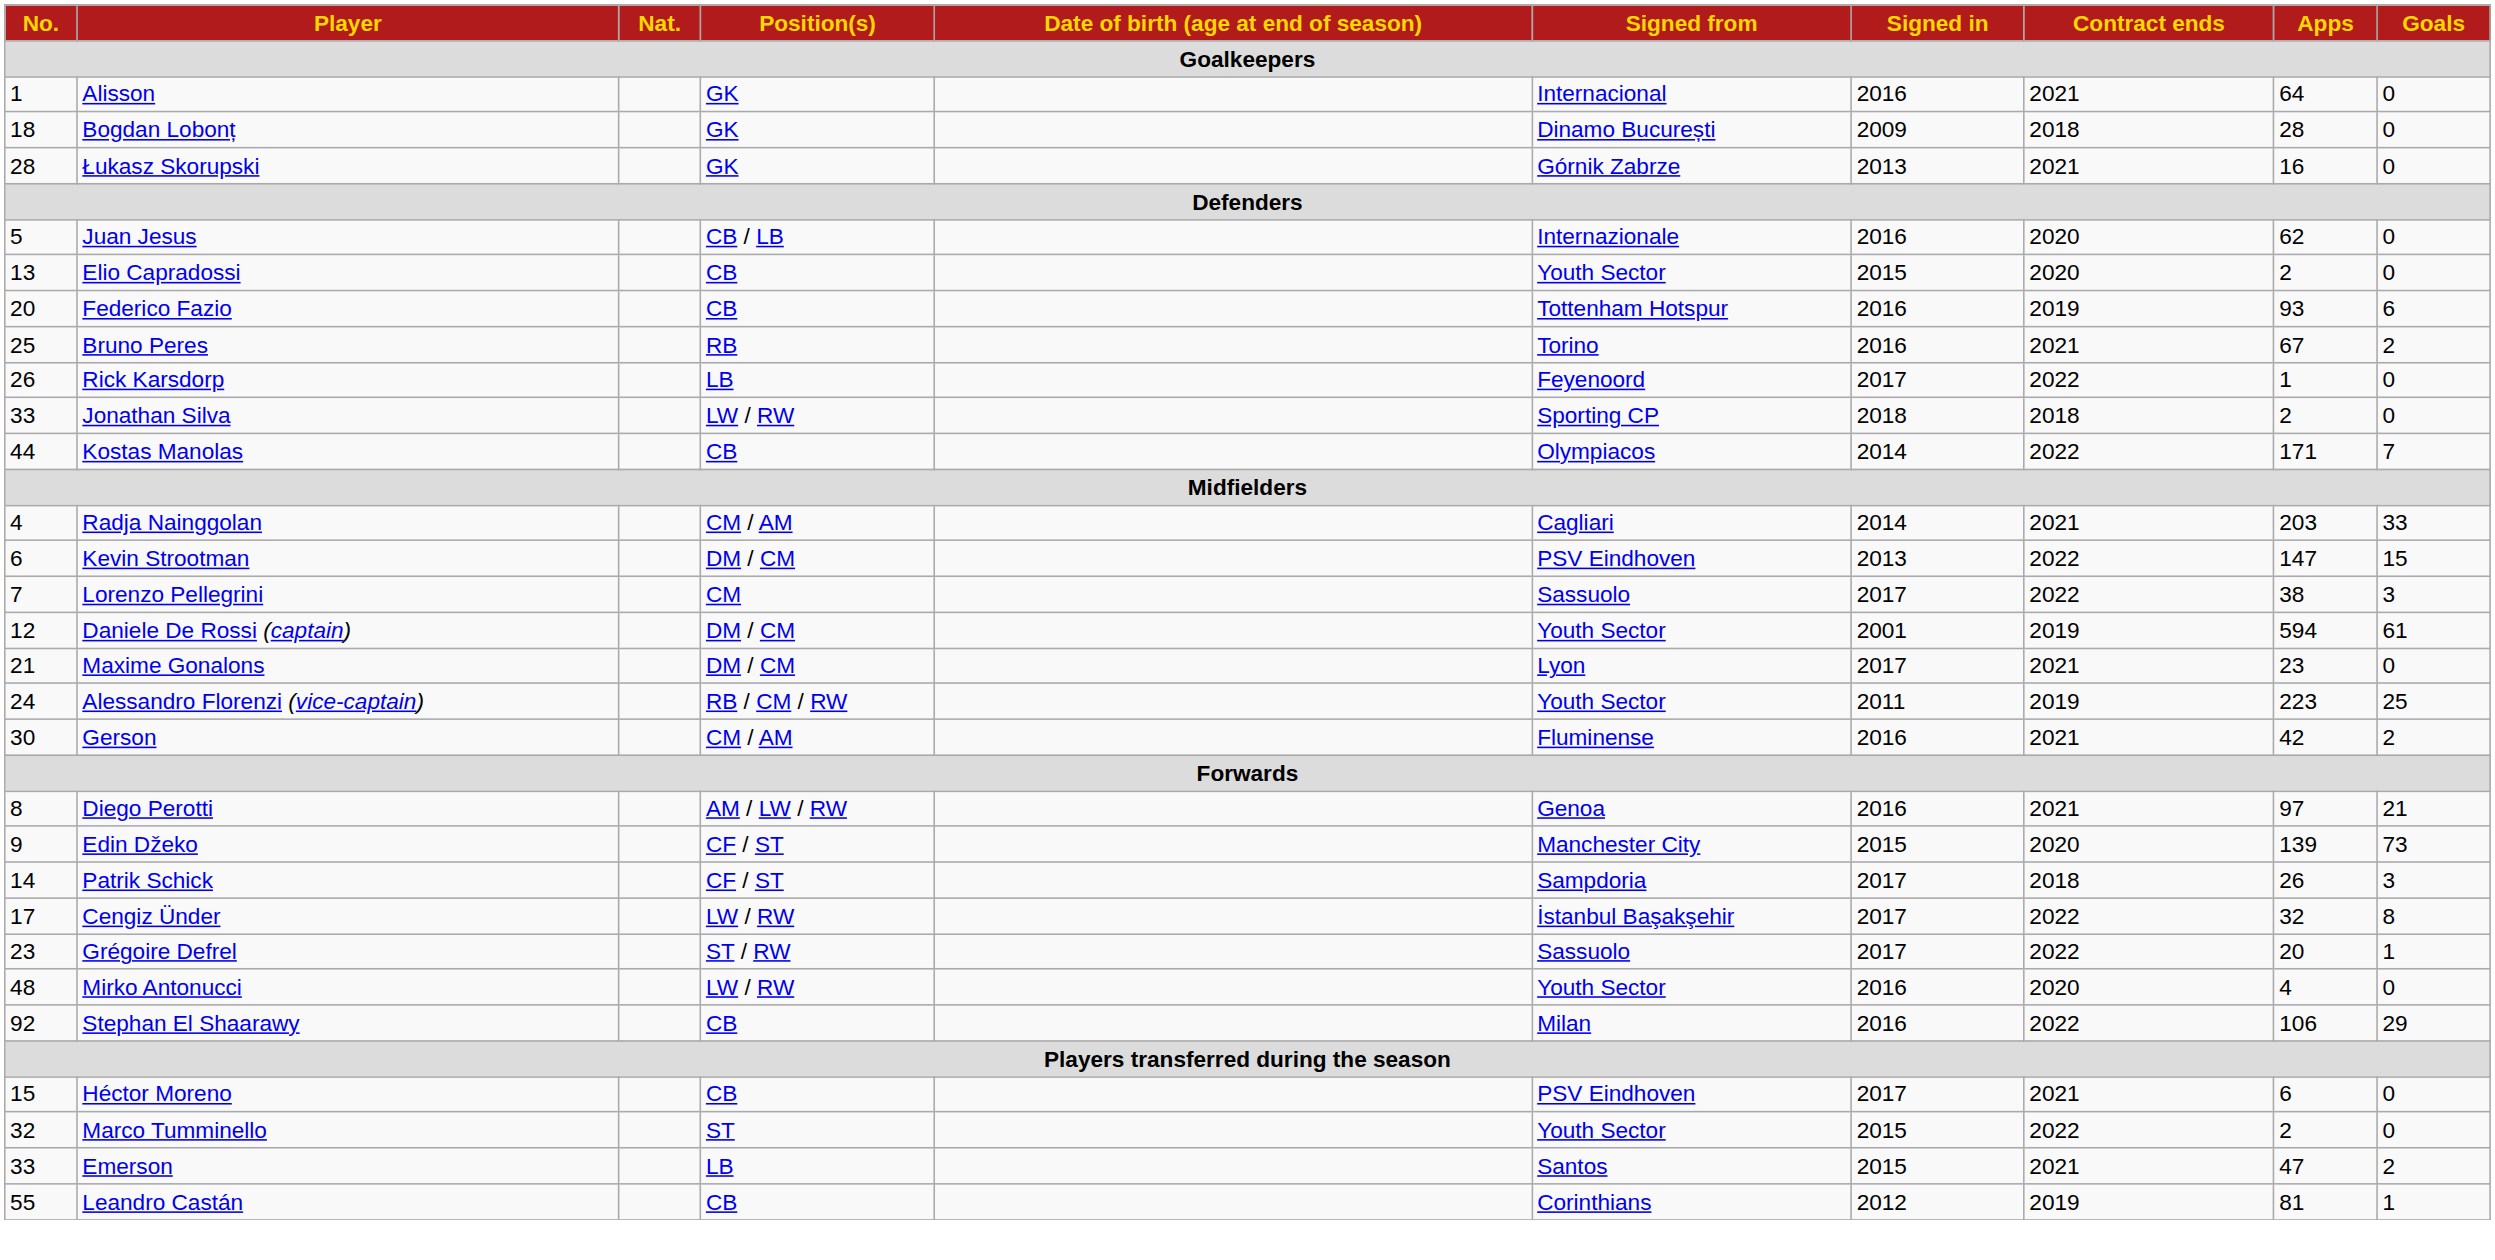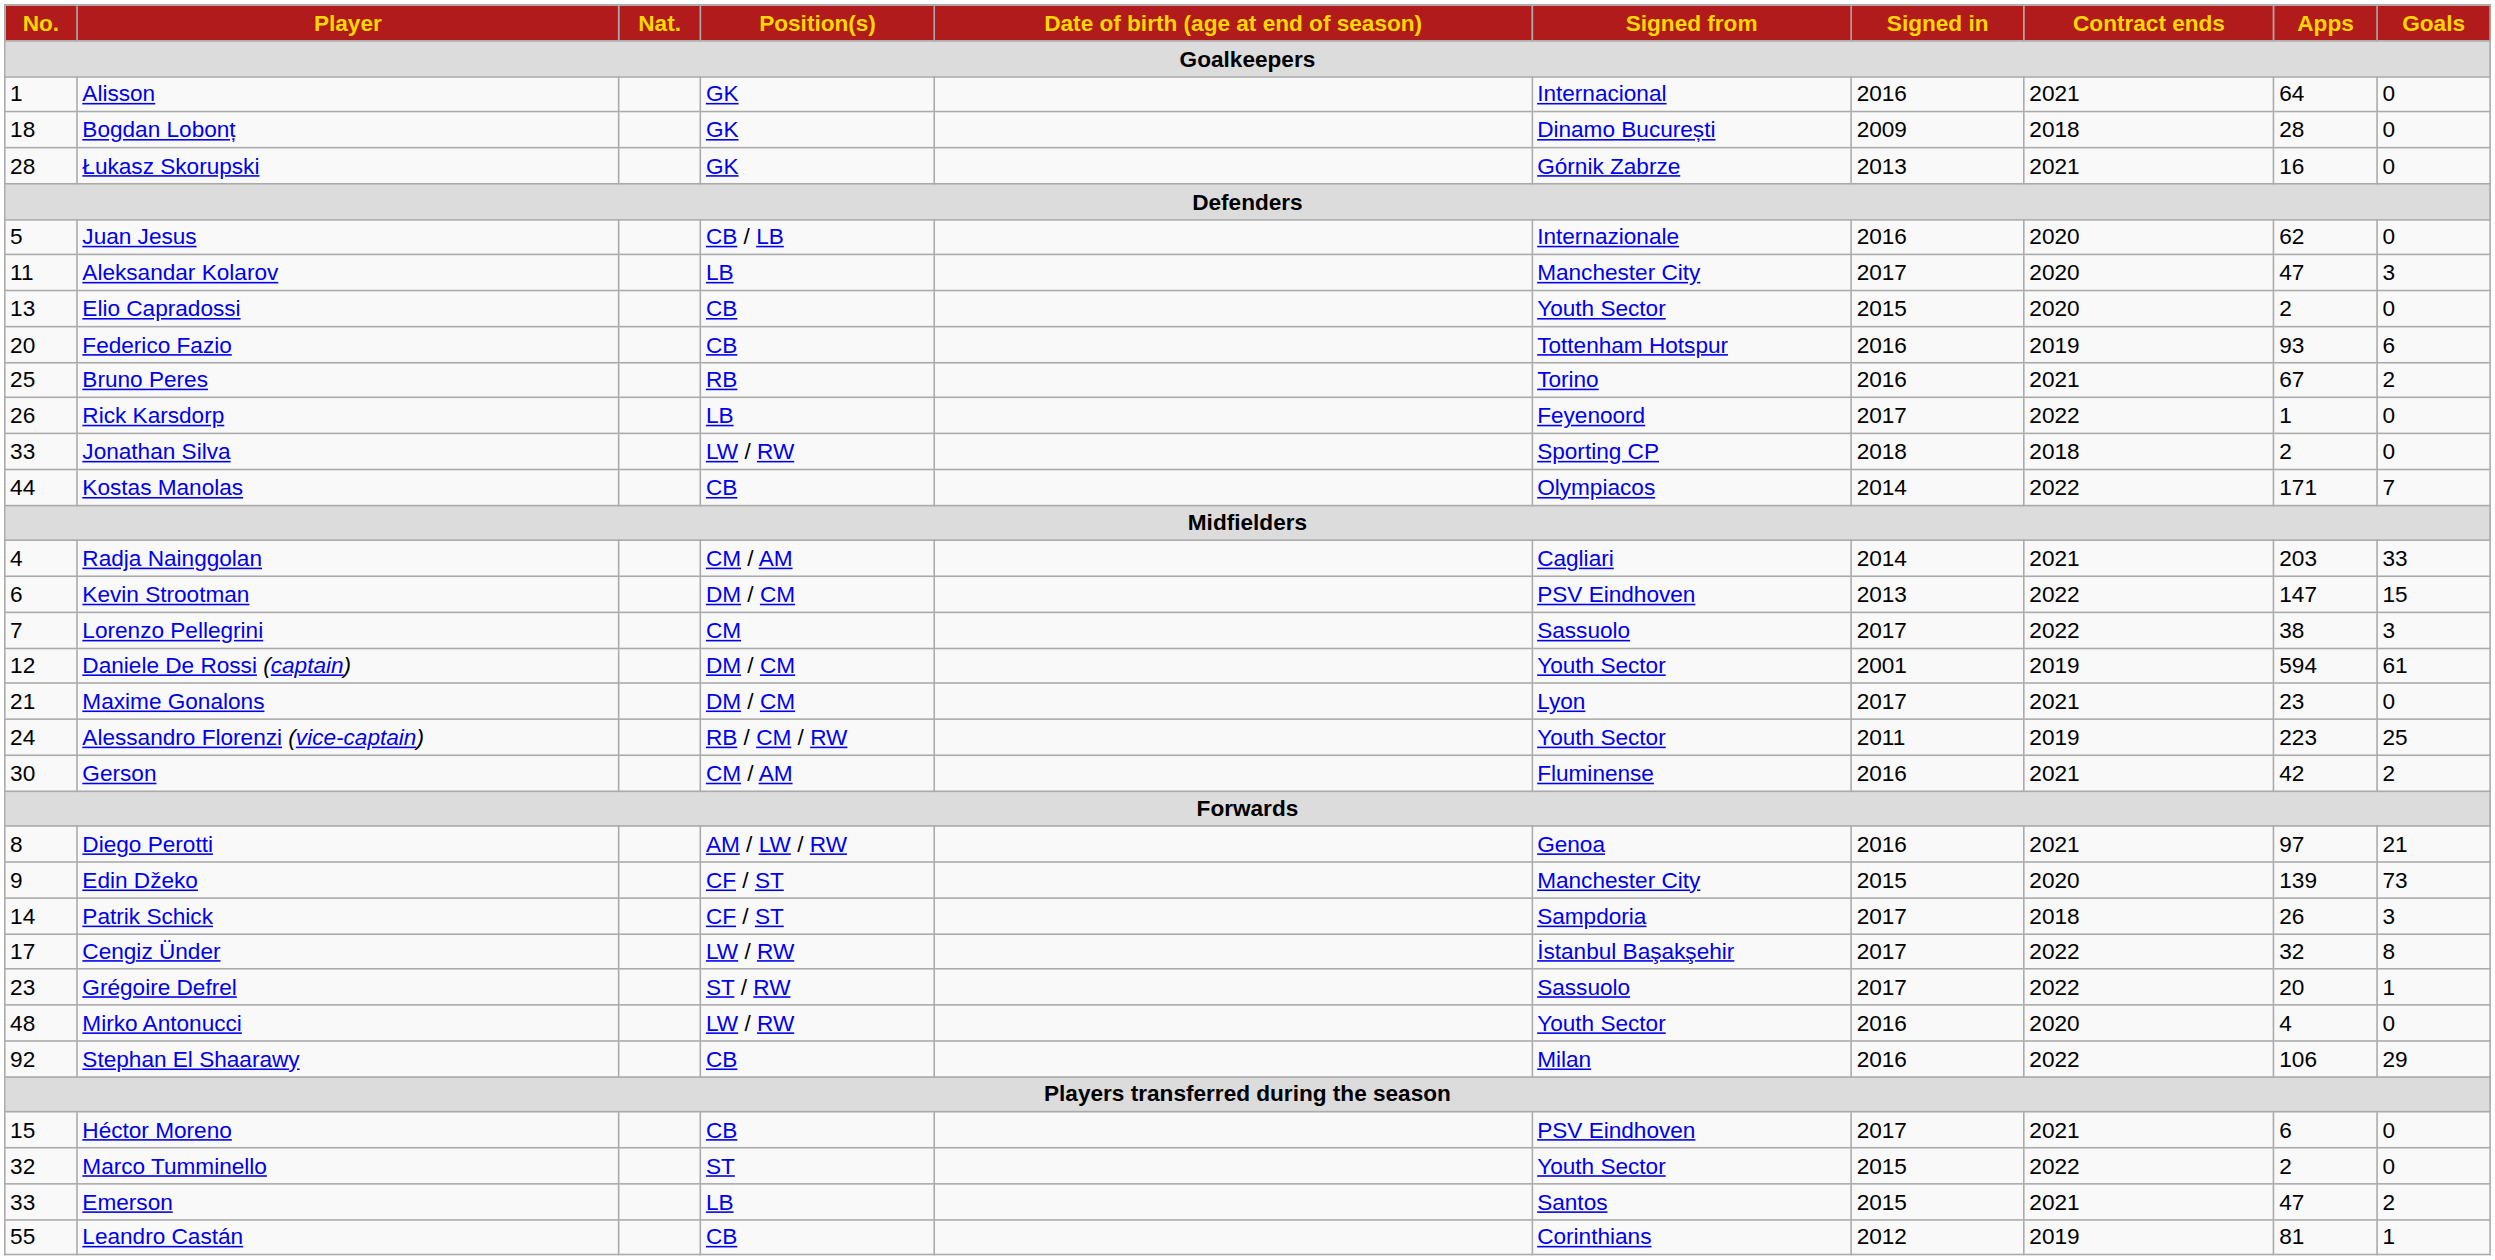+ row: (180, 273)
